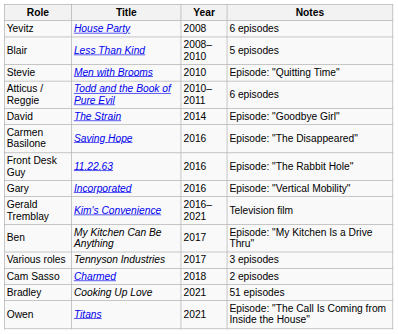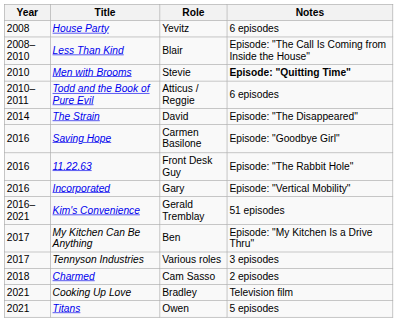columns swapped: (204, 12) <-> (38, 12)
(254, 50) 5 episodes -> (308, 50) Episode: "The Call Is Coming from Inside the House"
(285, 72) normal -> (290, 72) bold
(285, 116) Episode: "Goodbye Girl" -> (294, 116) Episode: "The Disappeared"
(294, 138) Episode: "The Disappeared" -> (285, 138) Episode: "Goodbye Girl"
(261, 210) Television film -> (257, 210) 51 episodes
(257, 292) 51 episodes -> (261, 292) Television film
(308, 314) Episode: "The Call Is Coming from Inside the House" -> (254, 309) 5 episodes
